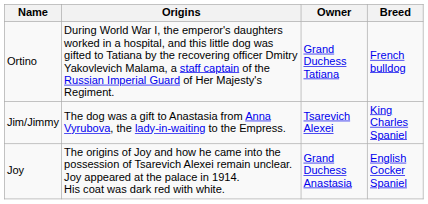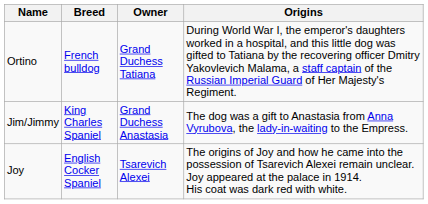columns swapped: (395, 13) <-> (181, 13)
(327, 122) Tsarevich Alexei -> (144, 122) Grand Duchess Anastasia
(328, 171) Grand Duchess Anastasia -> (143, 171) Tsarevich Alexei
